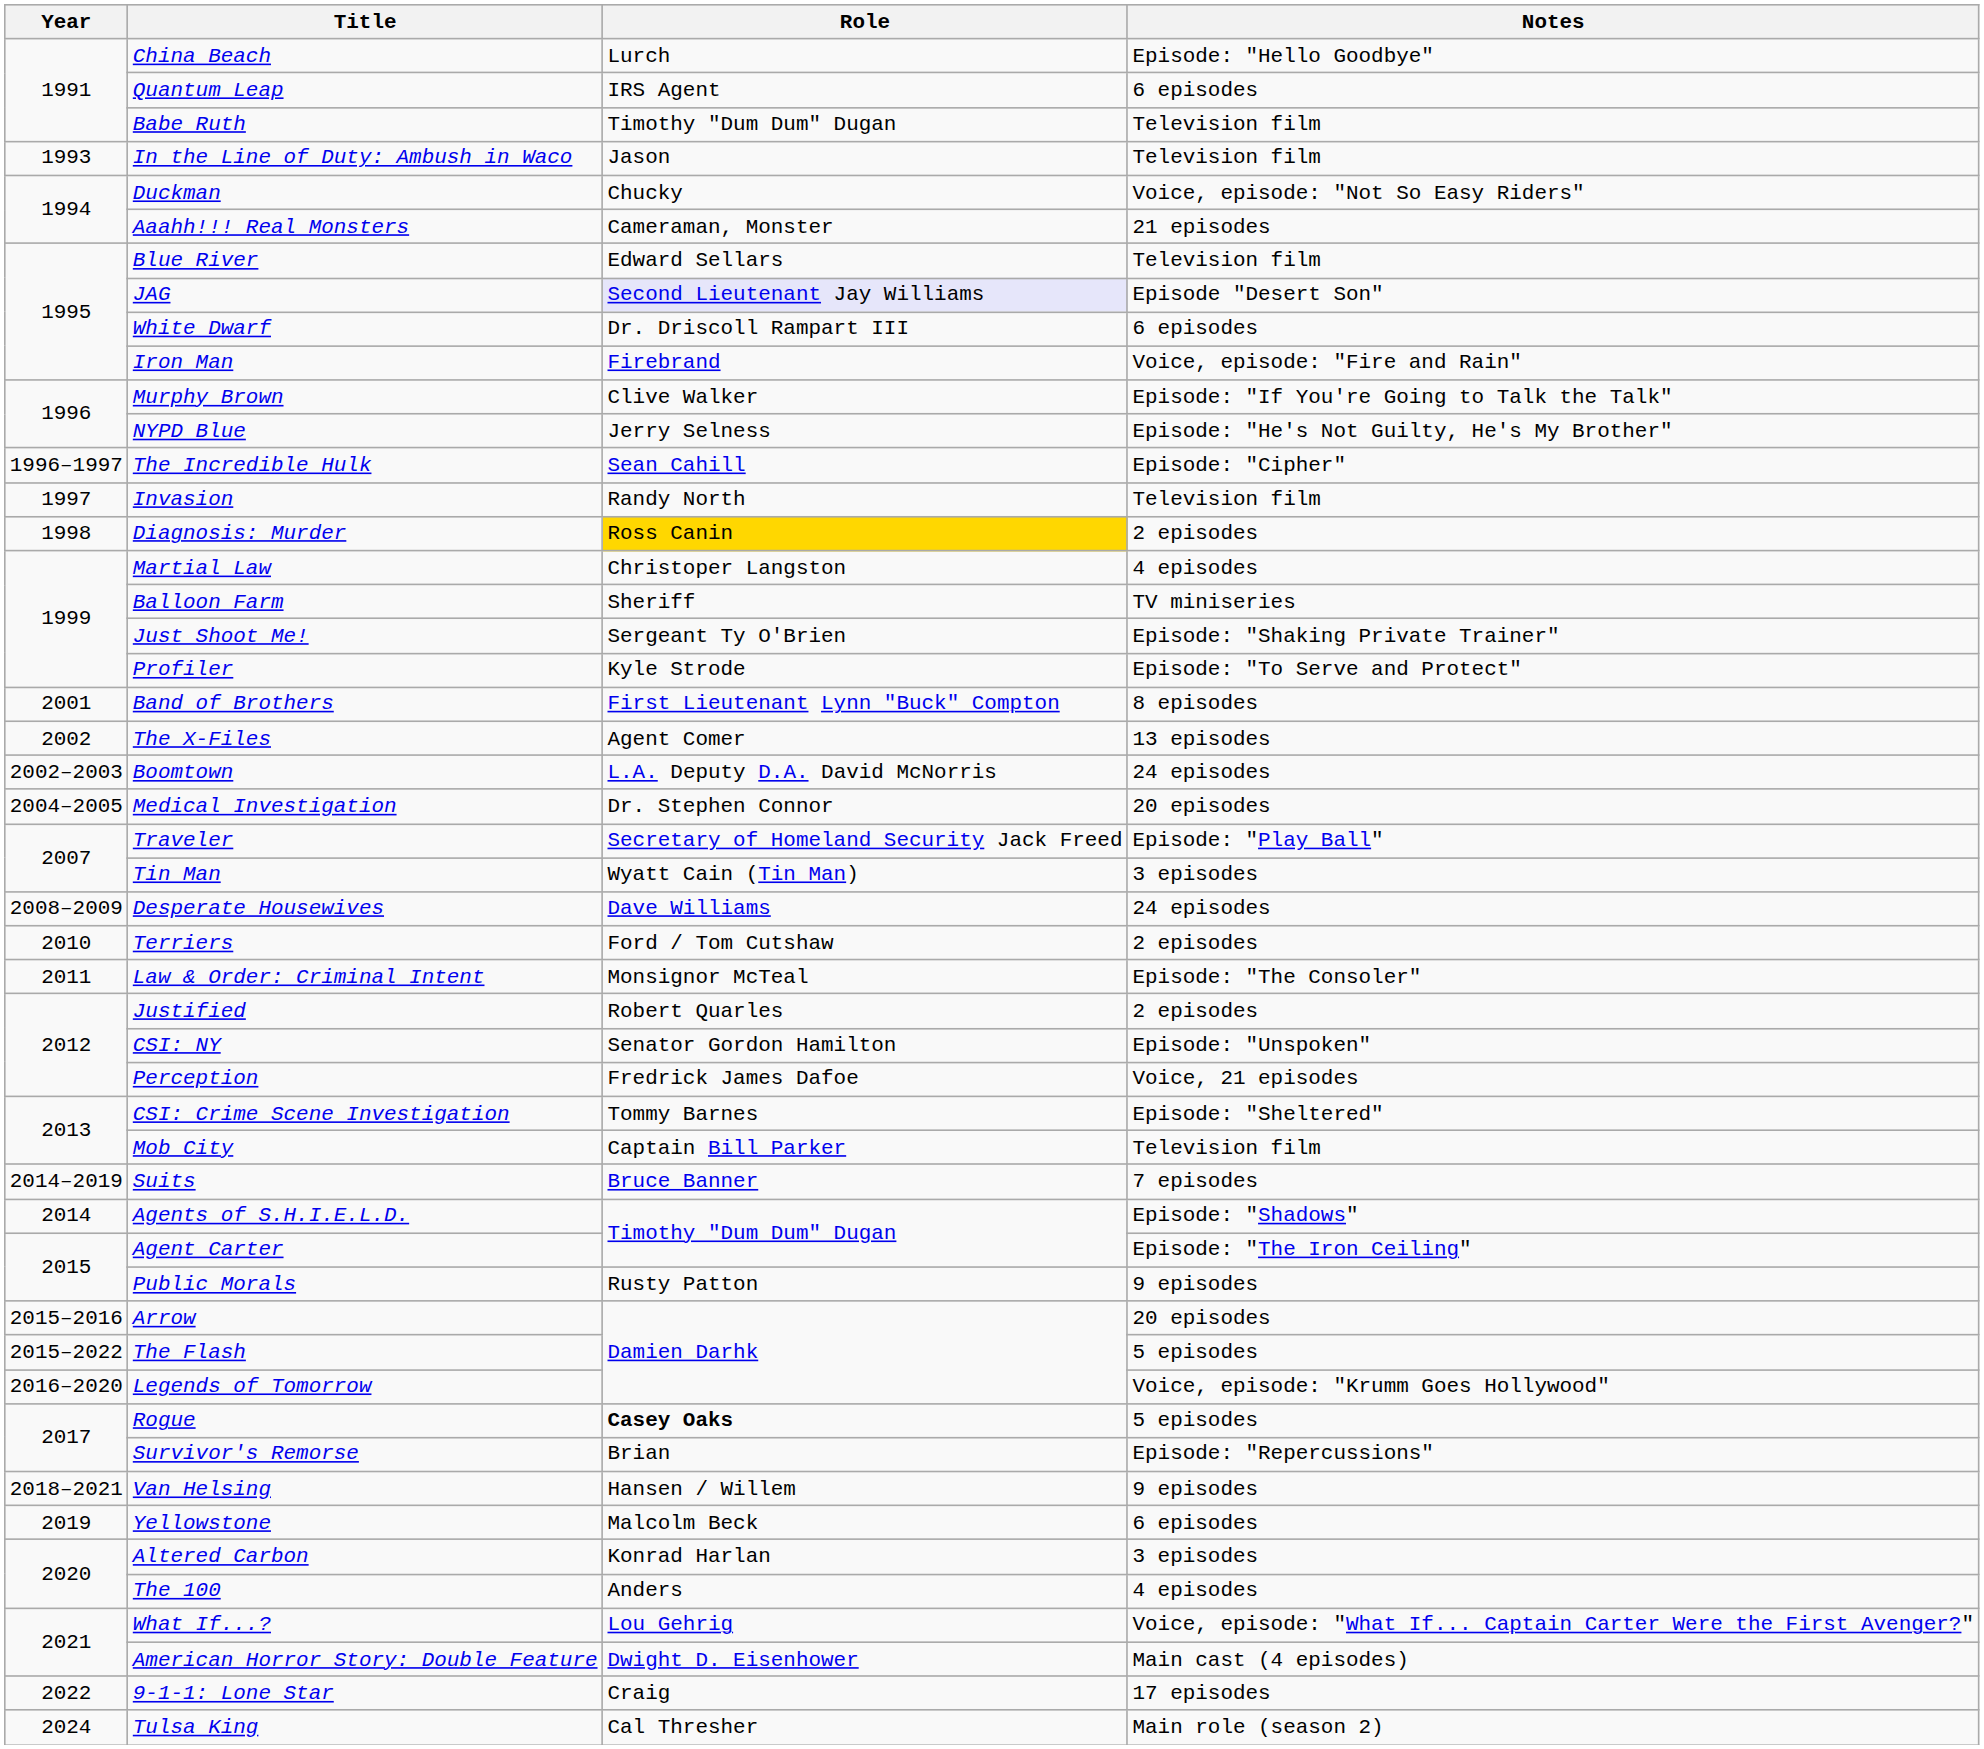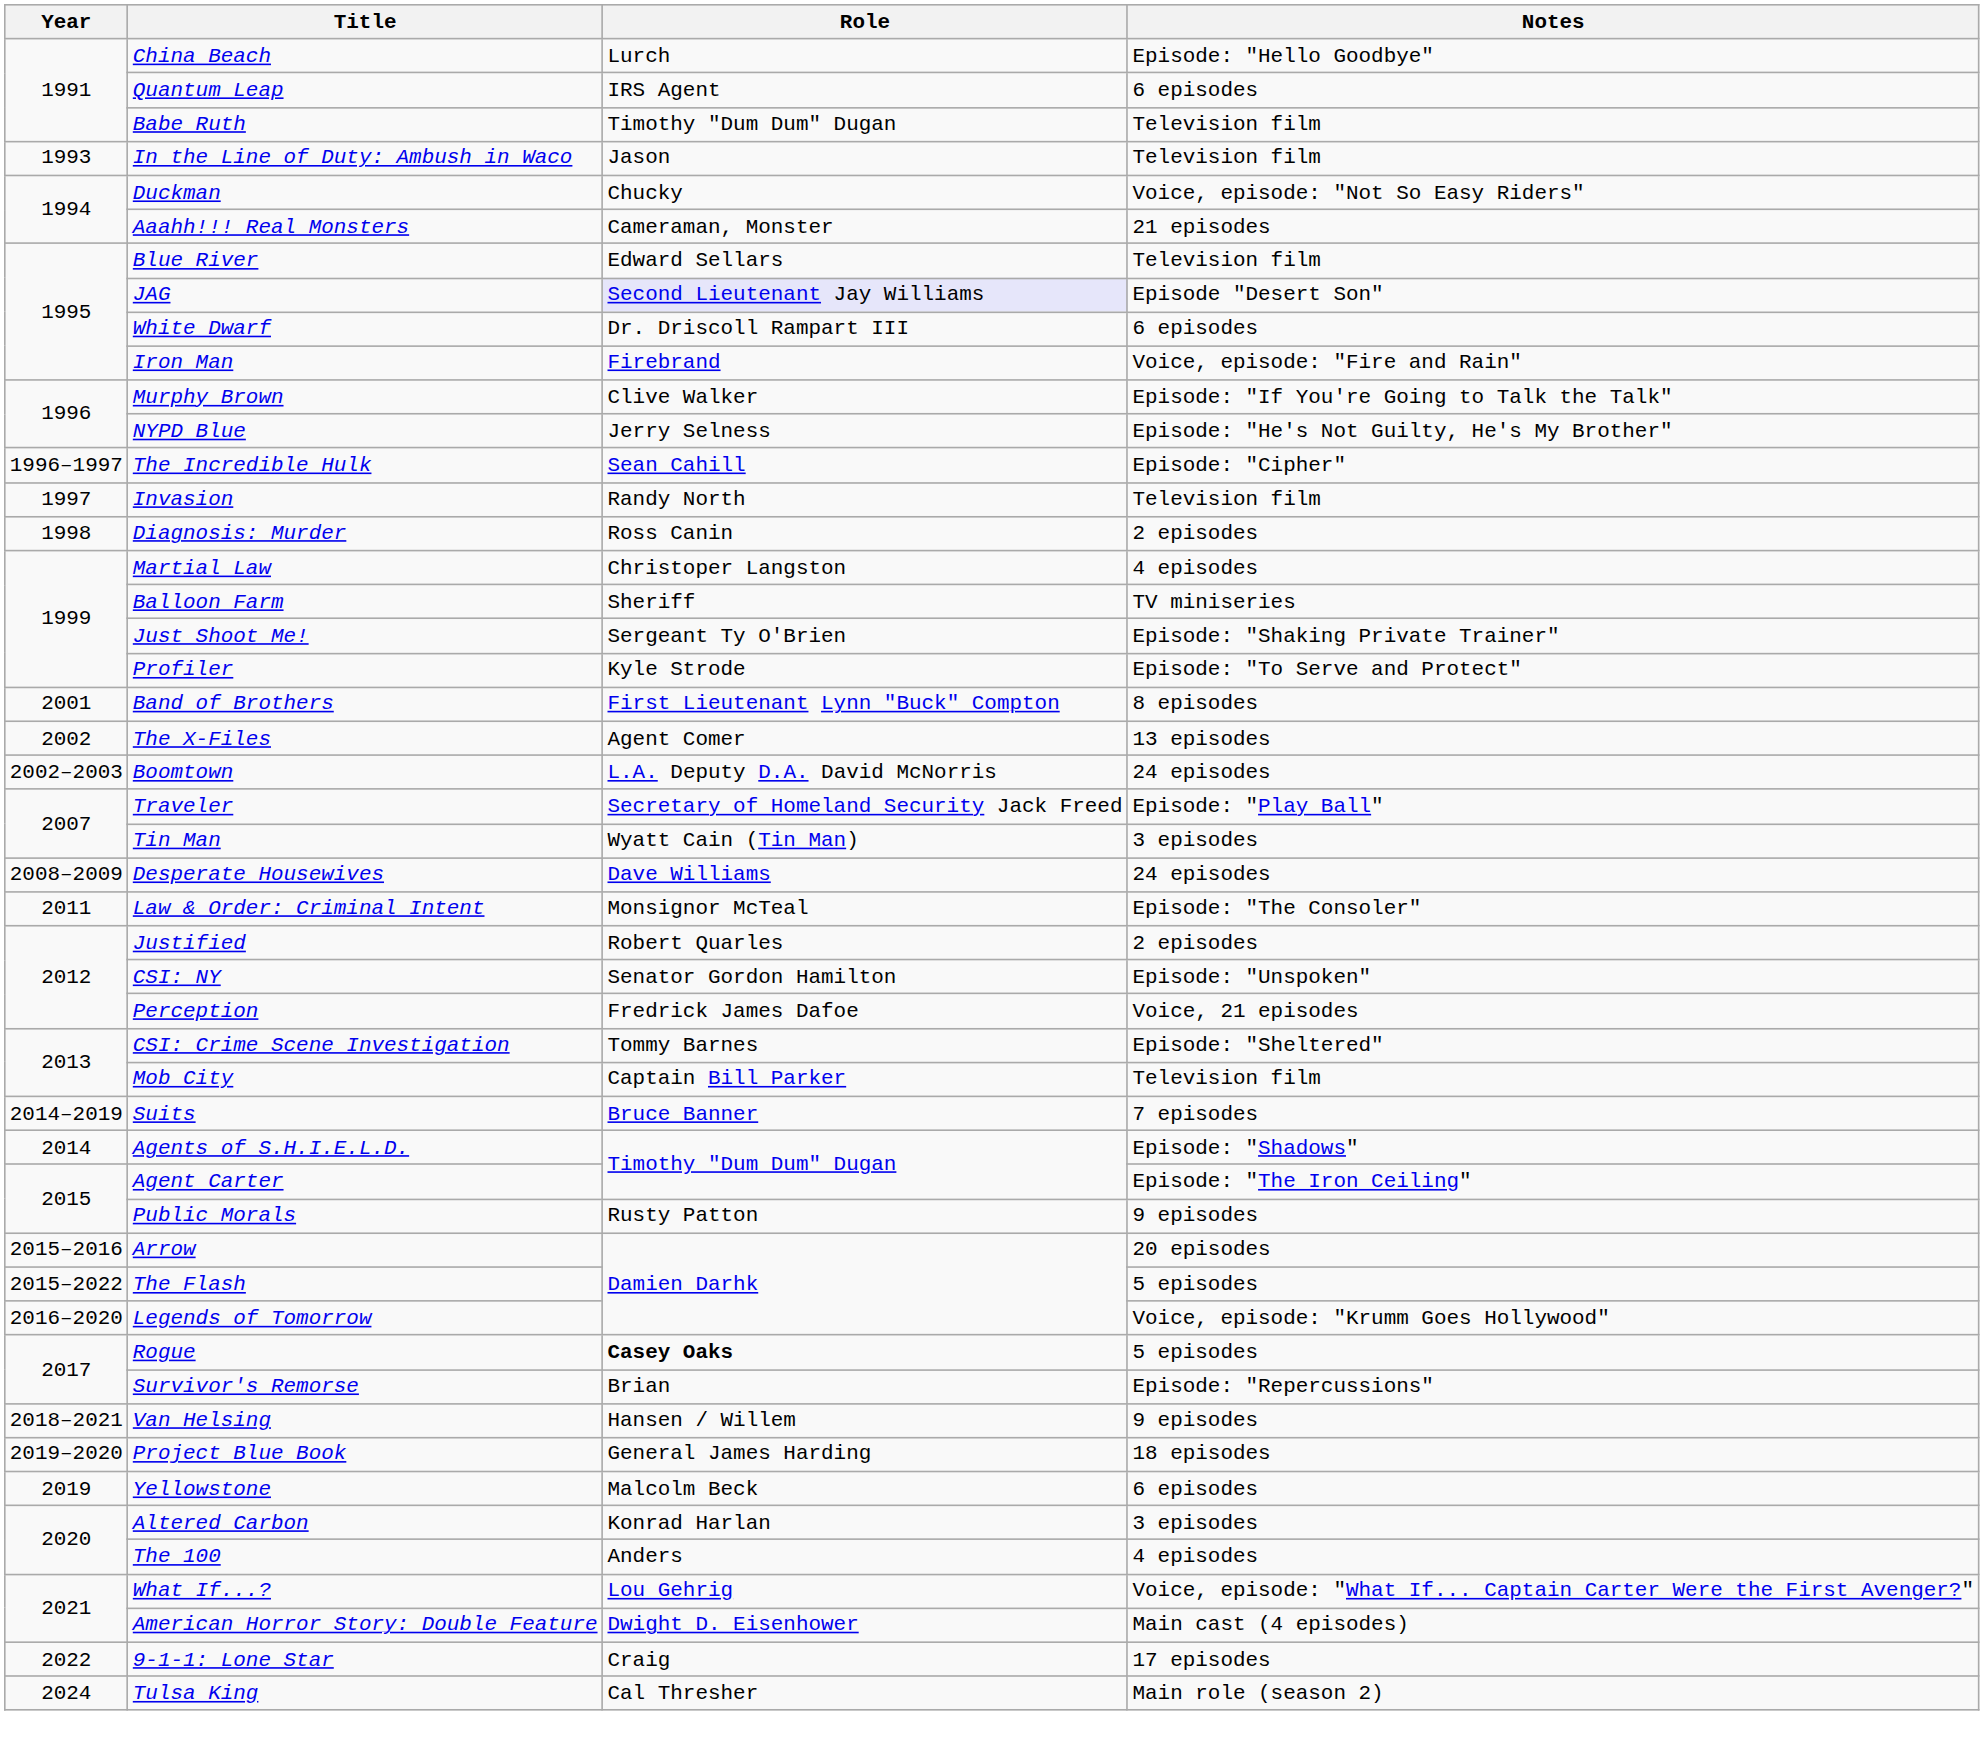(670, 534) gold background -> (670, 534) no background
- row: (265, 806)
- row: (183, 943)
+ row: (240, 1455)
